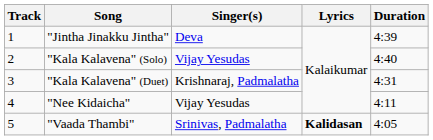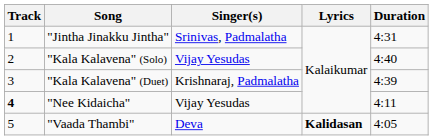(189, 37) Deva -> (231, 37) Srinivas, Padmalatha
(385, 37) 4:39 -> (385, 37) 4:31
(385, 81) 4:31 -> (385, 81) 4:39
(11, 102) normal -> (11, 102) bold
(231, 124) Srinivas, Padmalatha -> (189, 124) Deva
